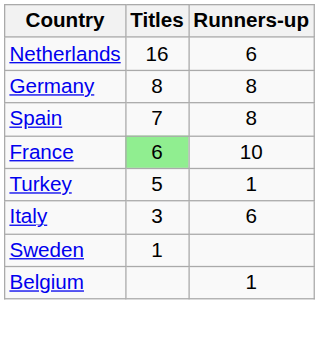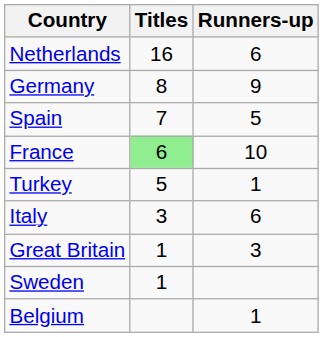(251, 86) 8 -> (256, 86) 9
(251, 119) 8 -> (256, 119) 5
+ row: (67, 250)
